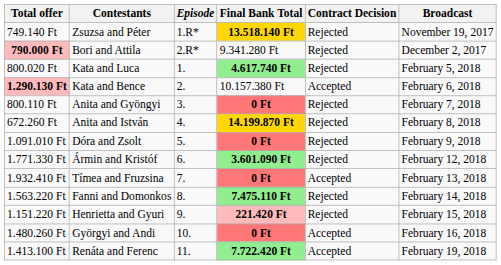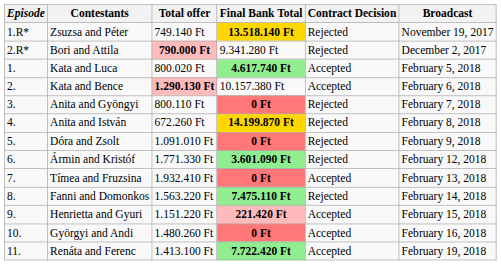columns swapped: (196, 13) <-> (37, 13)
(328, 68) Rejected -> (329, 68) Accepted
(328, 214) Rejected -> (329, 214) Accepted
